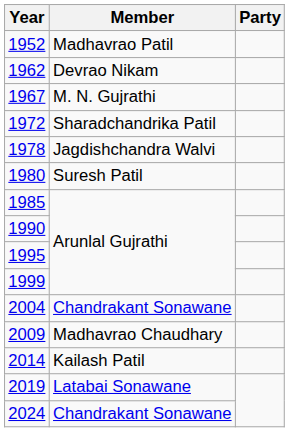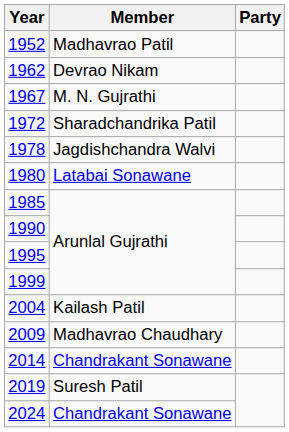(98, 176) Suresh Patil -> (122, 176) Latabai Sonawane
(142, 307) Chandrakant Sonawane -> (99, 307) Kailash Patil
(99, 360) Kailash Patil -> (142, 360) Chandrakant Sonawane
(122, 387) Latabai Sonawane -> (98, 387) Suresh Patil
